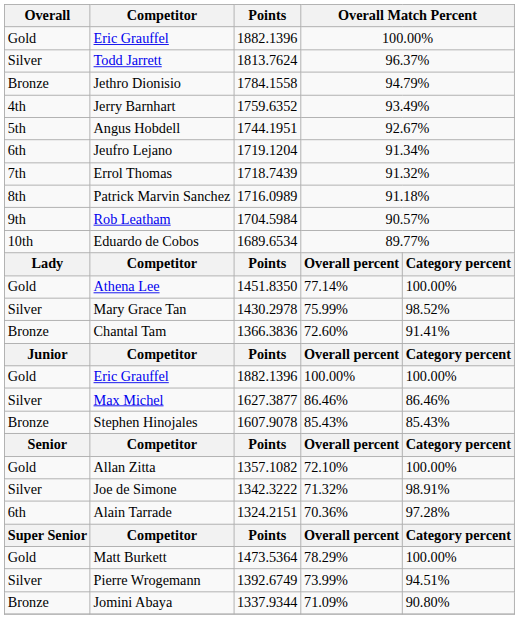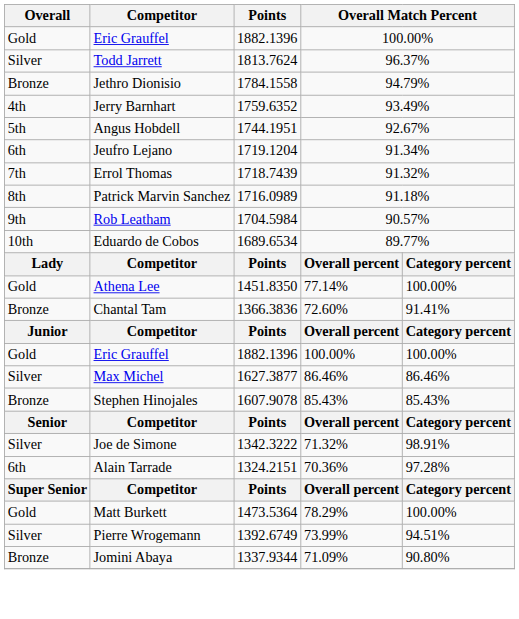- row: (140, 309)
- row: (125, 467)
